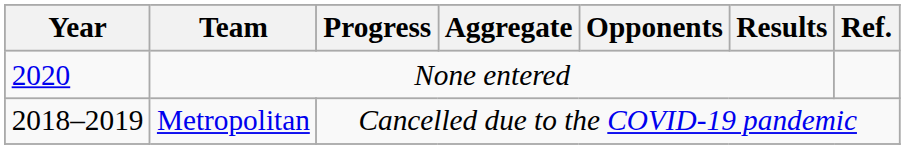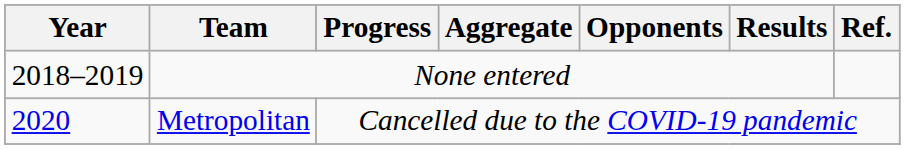(41, 74) 2020 -> (78, 74) 2018–2019
(78, 120) 2018–2019 -> (41, 120) 2020
